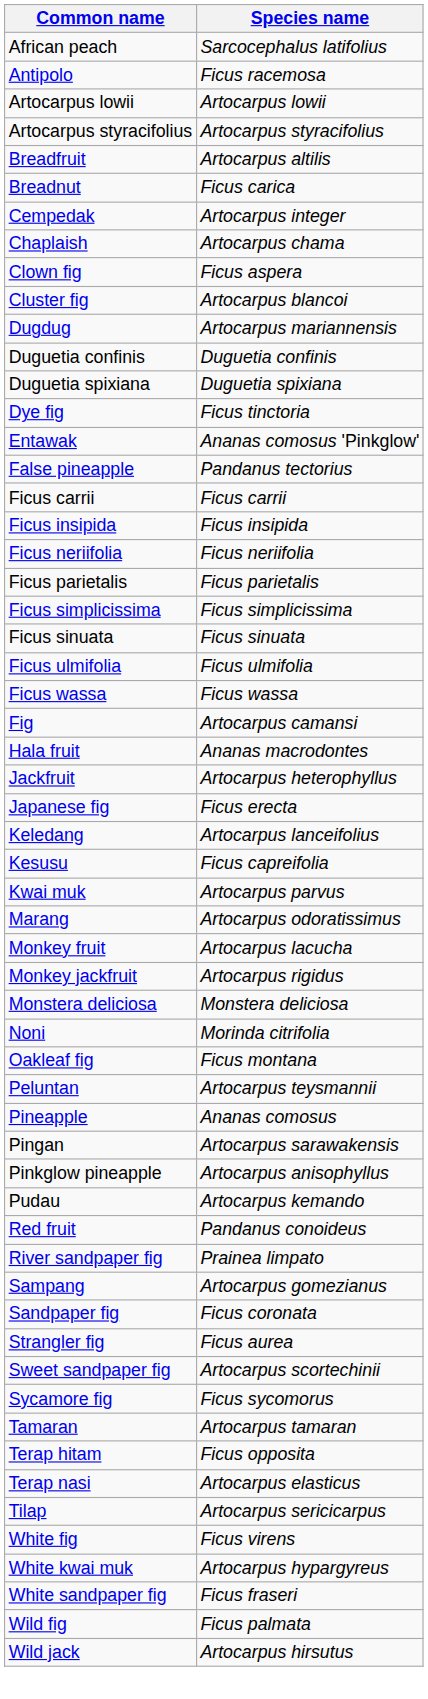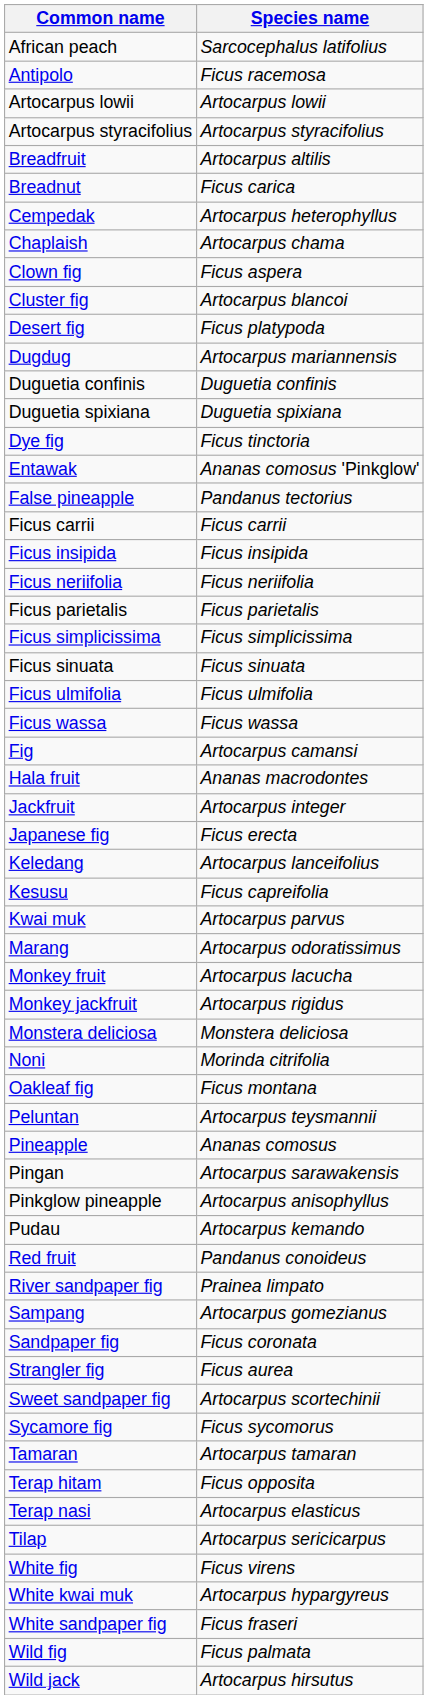(273, 215) Artocarpus integer -> (299, 215) Artocarpus heterophyllus
+ row: (47, 328)
(299, 779) Artocarpus heterophyllus -> (273, 807) Artocarpus integer
